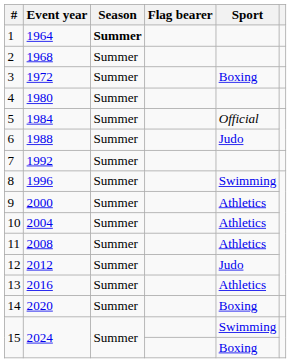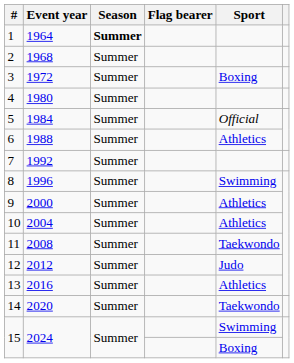(231, 139) Judo -> (242, 139) Athletics
(242, 243) Athletics -> (249, 243) Taekwondo
(238, 306) Boxing -> (249, 306) Taekwondo
